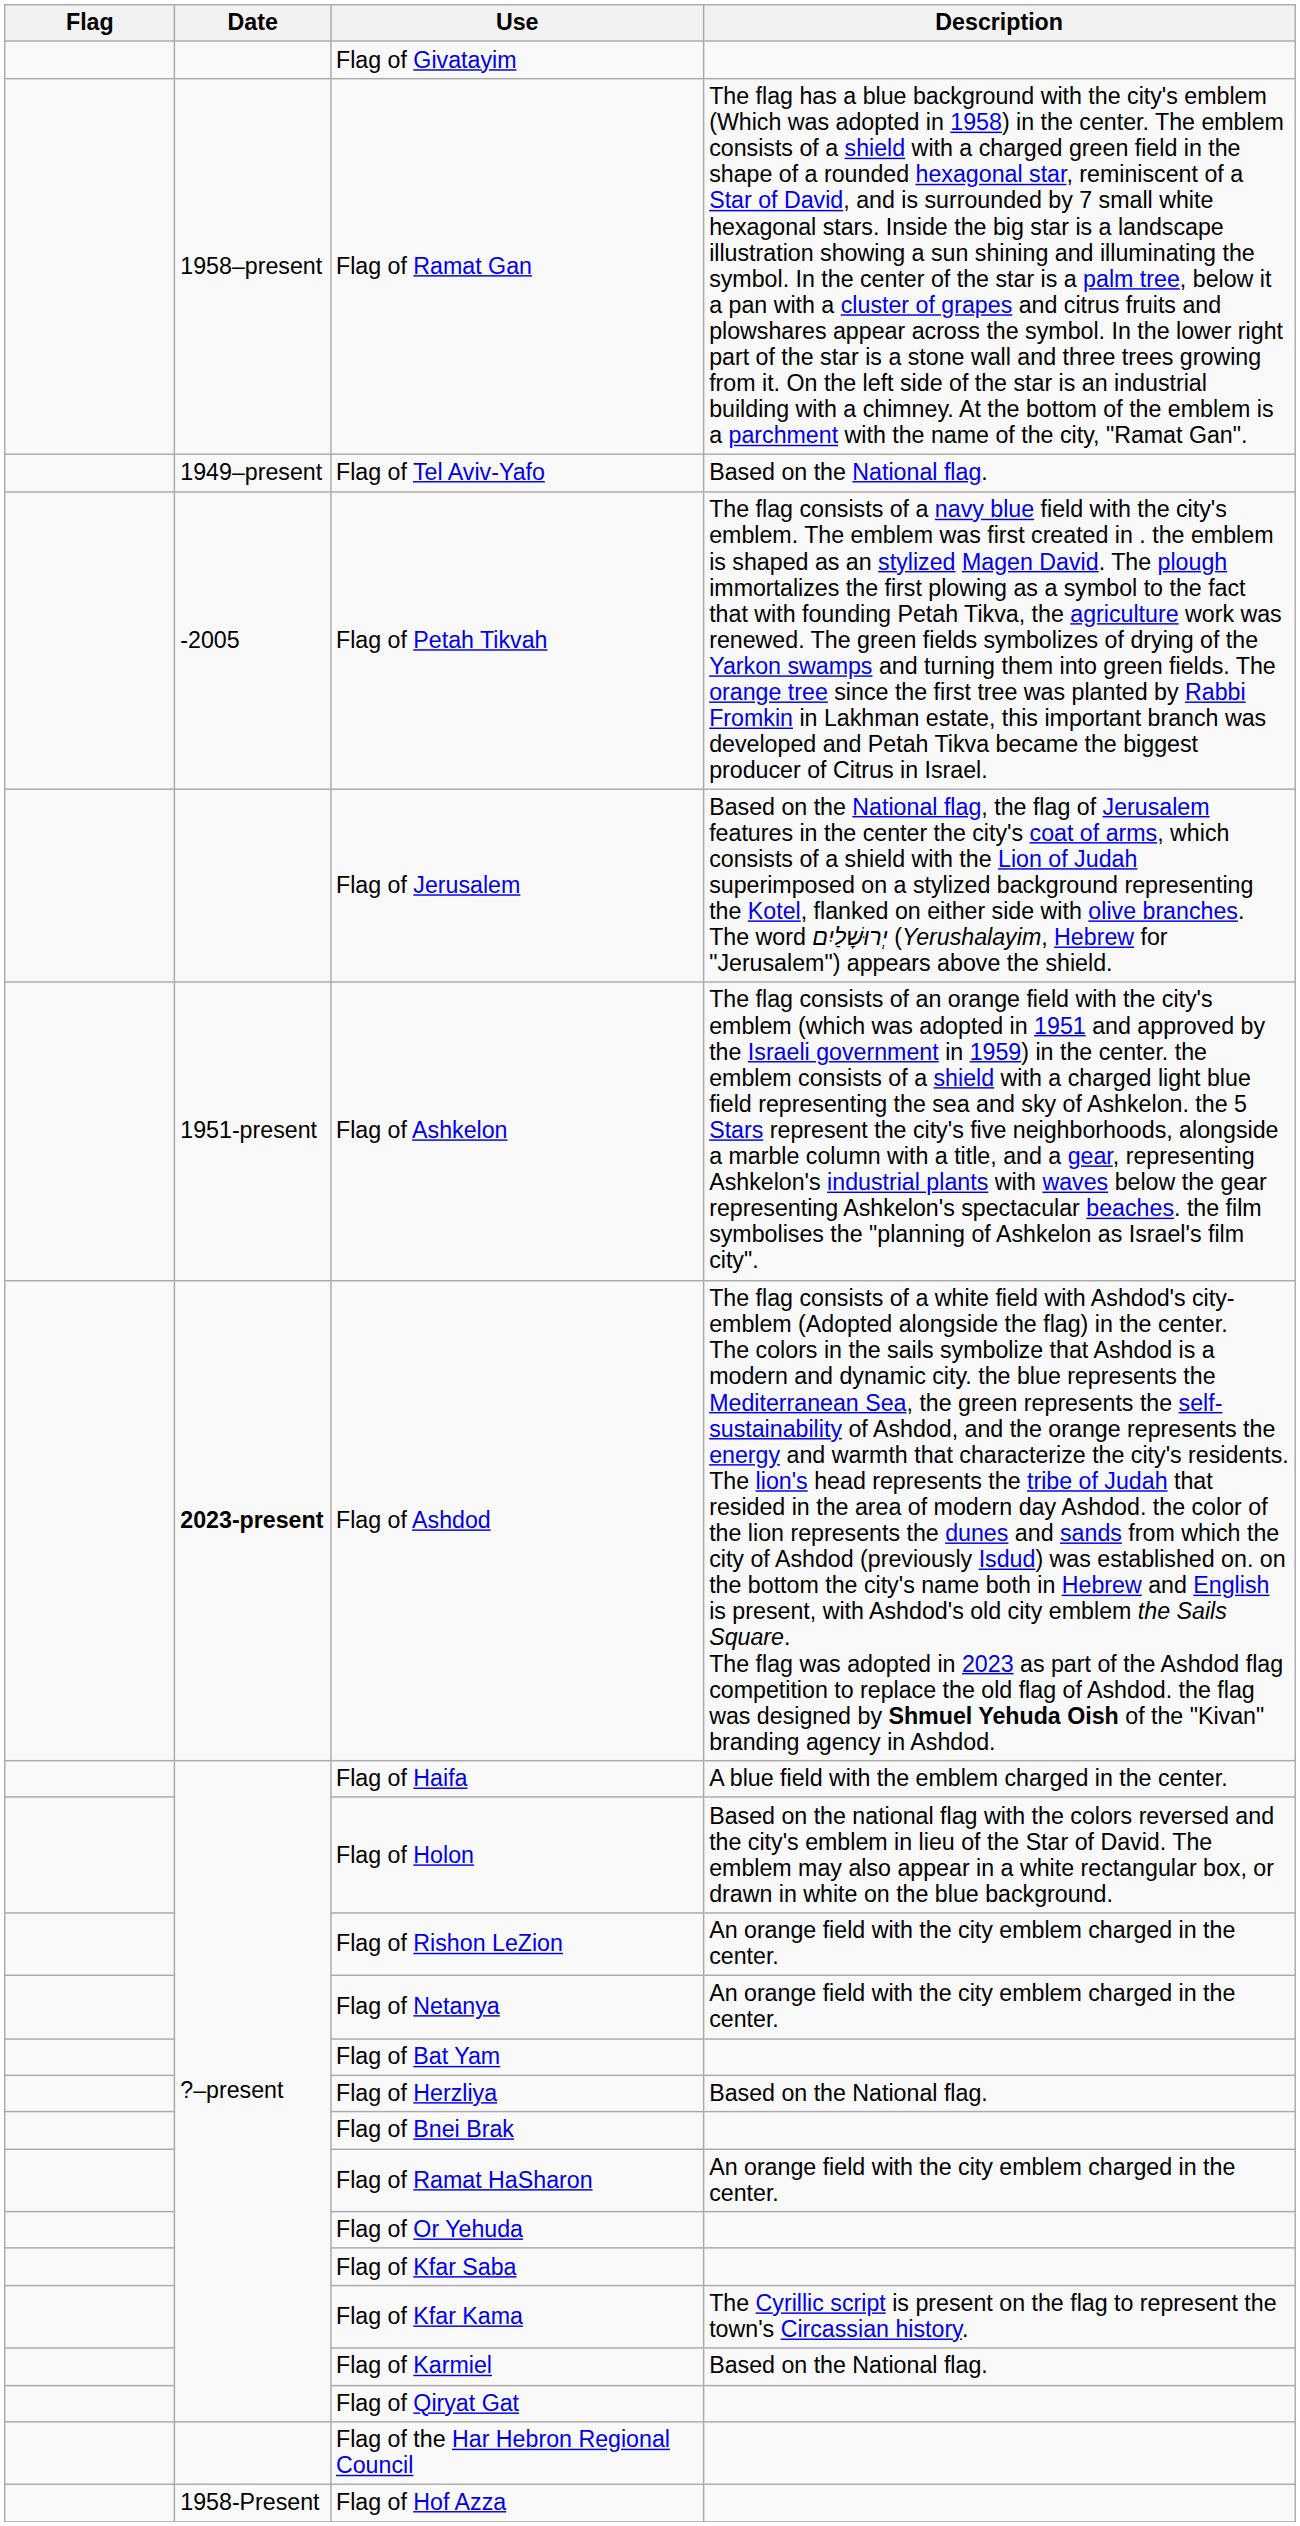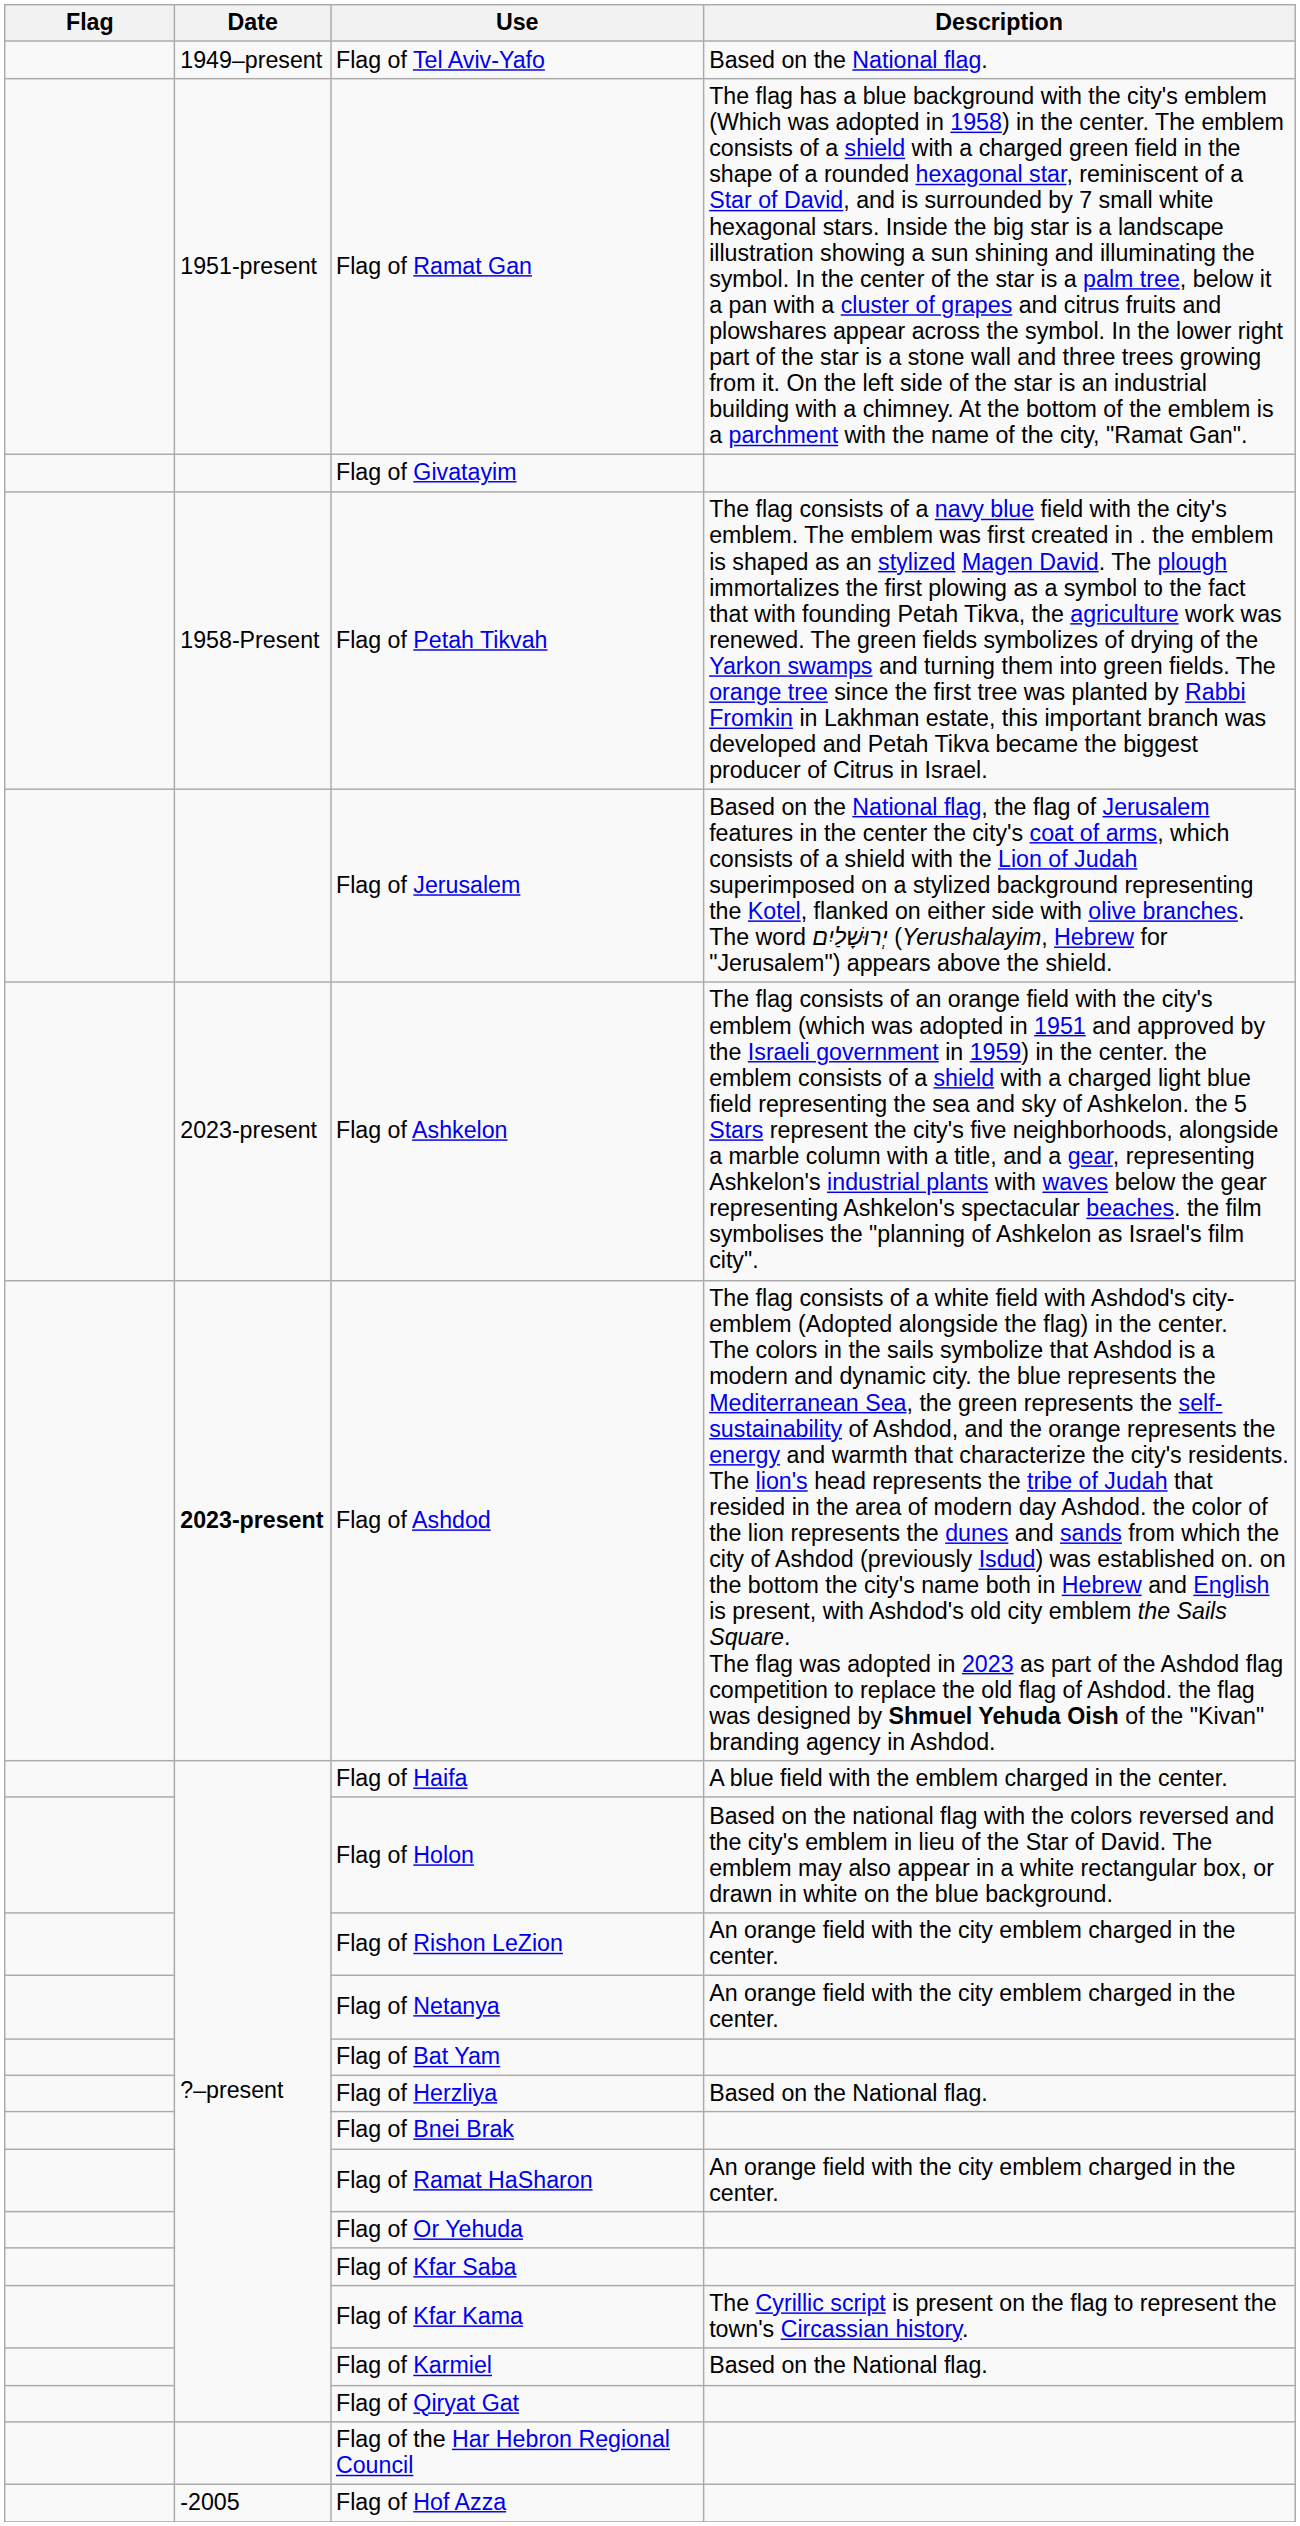rows swapped: (440, 472) <-> (426, 59)
(251, 266) 1958–present -> (249, 266) 1951-present
(210, 639) -2005 -> (250, 639) 1958-Present
(249, 1131) 1951-present -> (249, 1131) 2023-present
(250, 2502) 1958-Present -> (210, 2502) -2005
